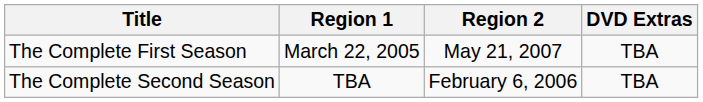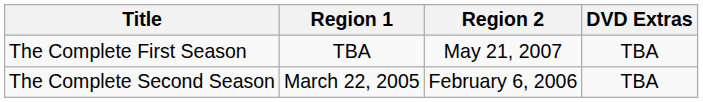(352, 50) March 22, 2005 -> (352, 50) TBA
(352, 81) TBA -> (352, 81) March 22, 2005
